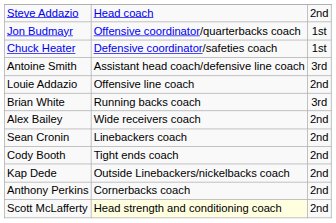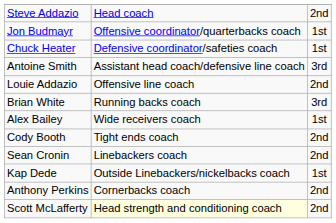(319, 119) 2nd -> (319, 119) 1st
rows swapped: (36, 155) <-> (38, 137)
(319, 173) 2nd -> (319, 173) 1st
